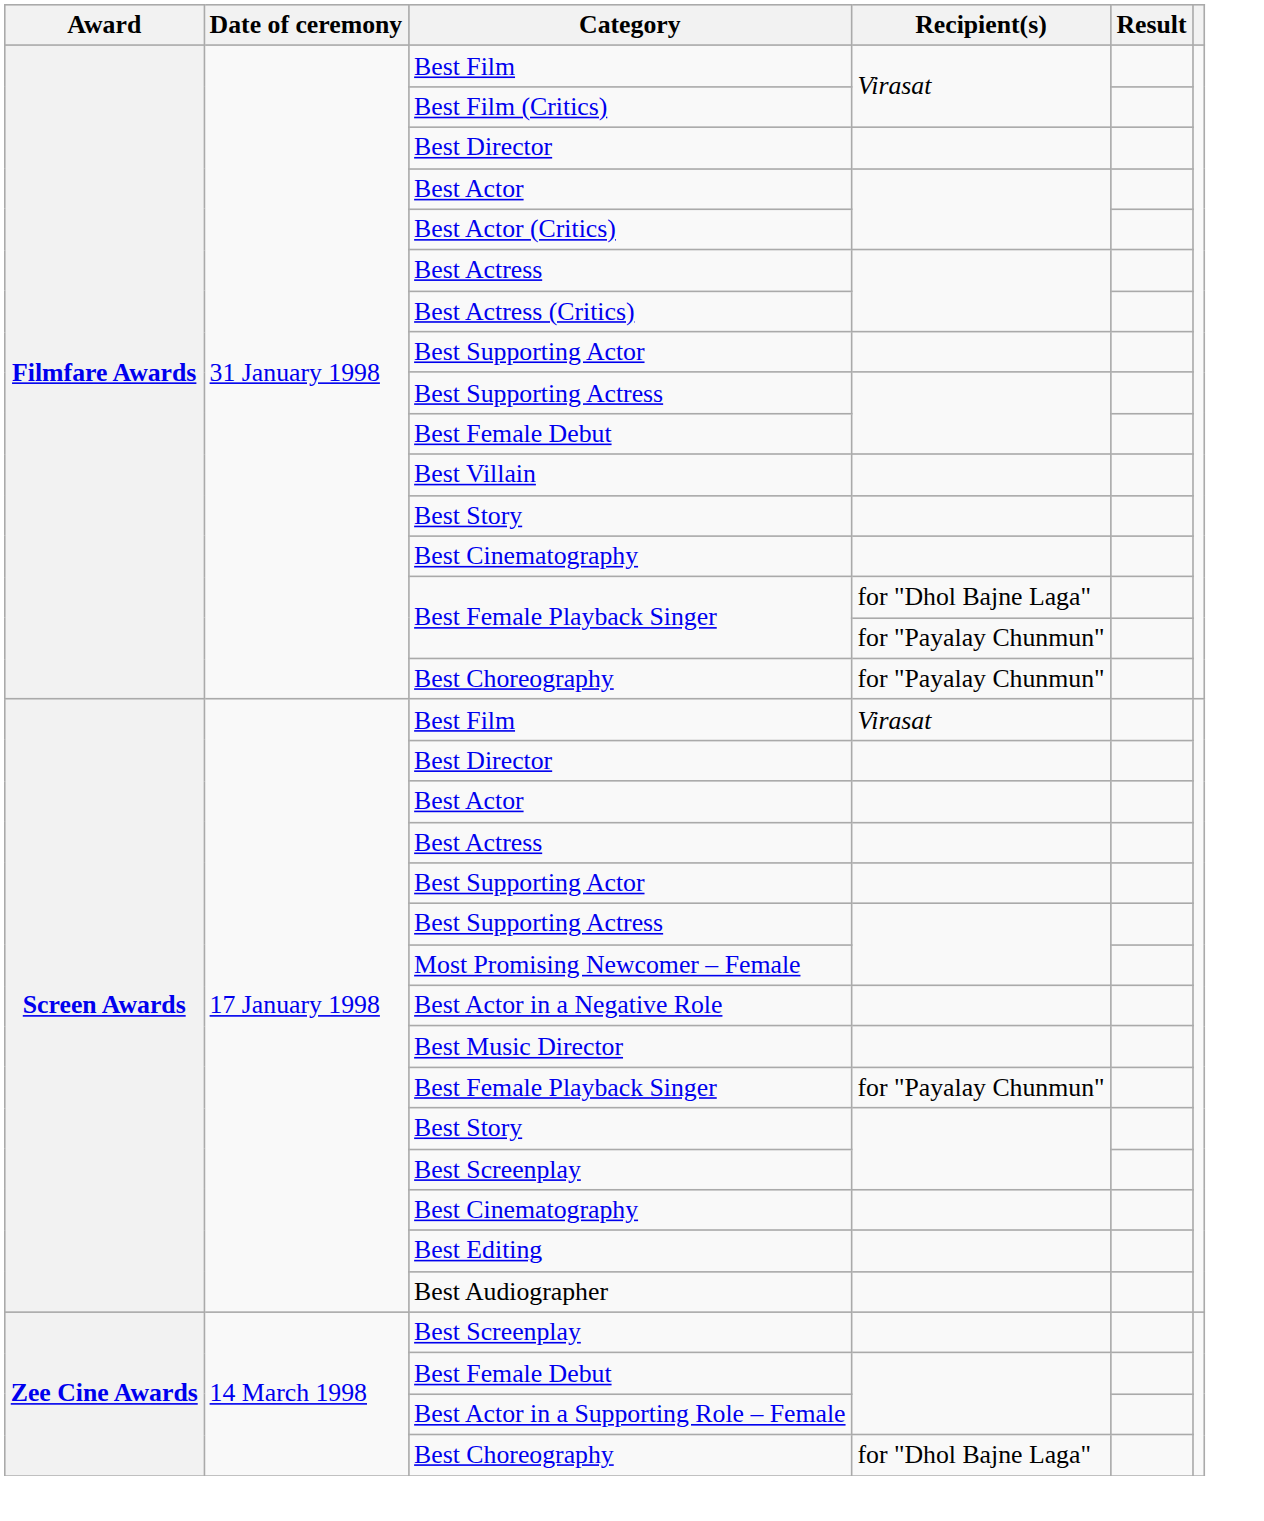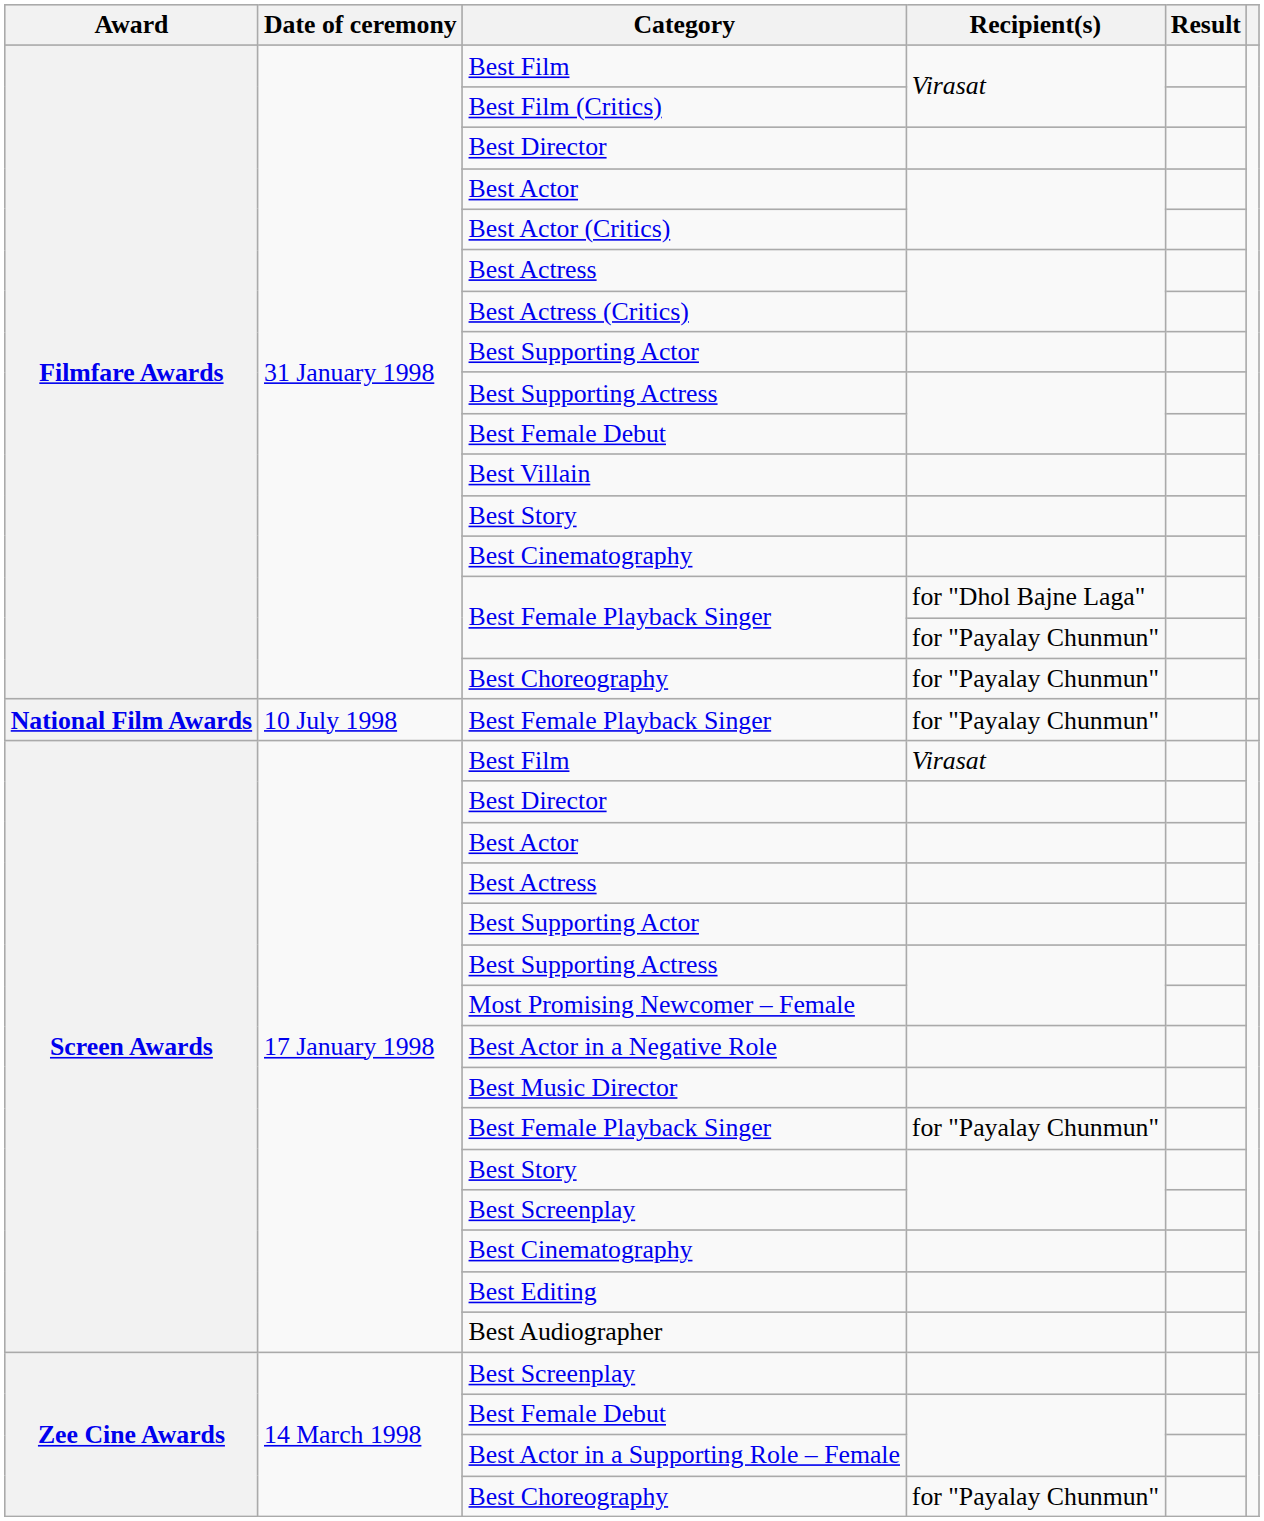+ row: (131, 719)
(974, 1454) for "Dhol Bajne Laga" -> (1035, 1495) for "Payalay Chunmun"
